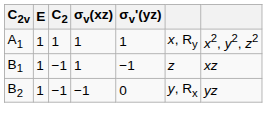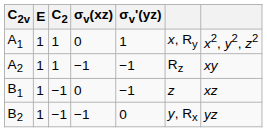(78, 41) 1 -> (78, 41) 0
+ row: (15, 66)
(78, 66) 1 -> (78, 90) 0
